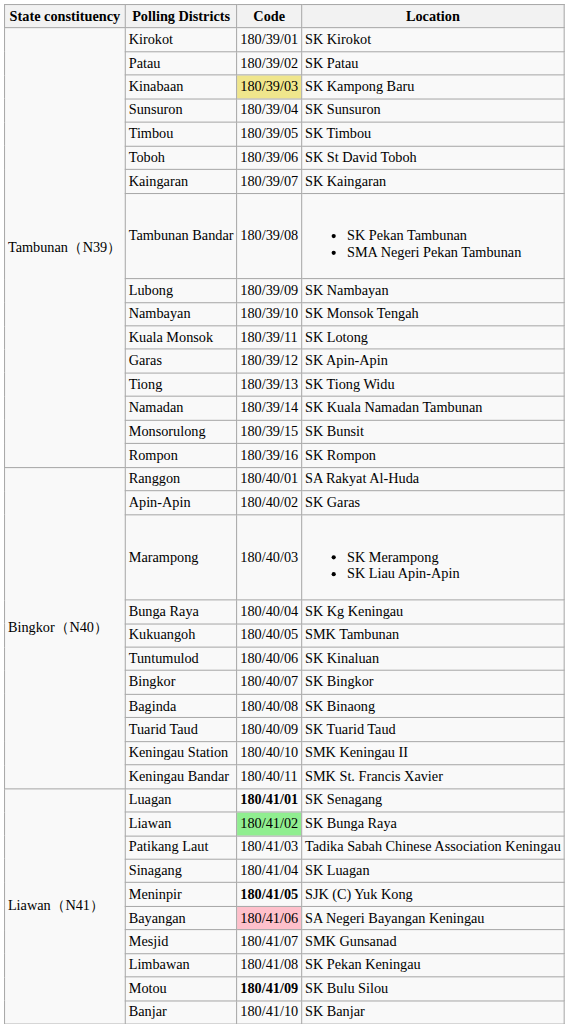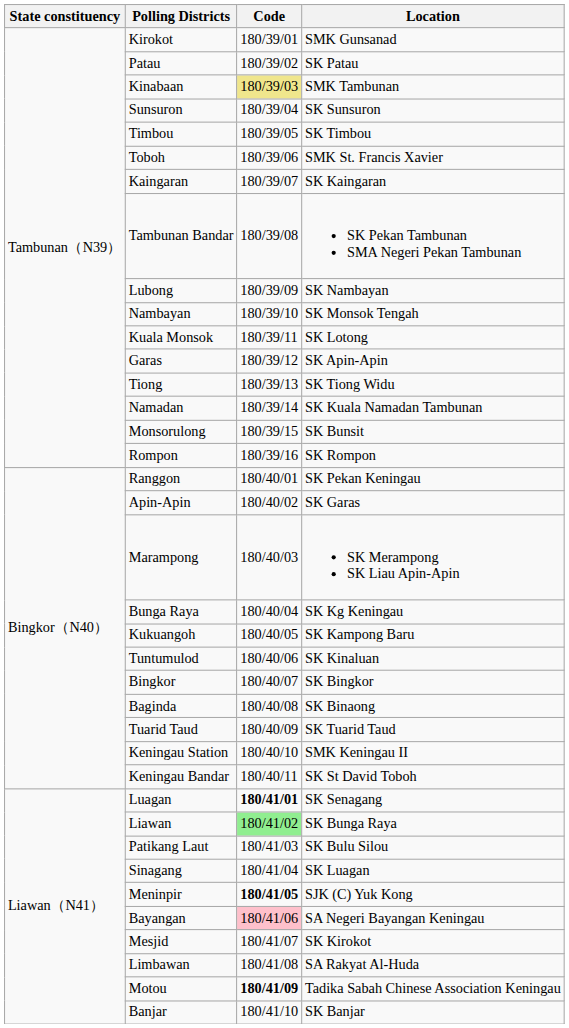(338, 39) SK Kirokot -> (351, 39) SMK Gunsanad
(360, 86) SK Kampong Baru -> (352, 86) SMK Tambunan
(361, 157) SK St David Toboh -> (374, 157) SMK St. Francis Xavier
(362, 478) SA Rakyat Al-Huda -> (363, 478) SK Pekan Keningau
(352, 634) SMK Tambunan -> (360, 634) SK Kampong Baru
(374, 776) SMK St. Francis Xavier -> (361, 776) SK St David Toboh
(433, 846) Tadika Sabah Chinese Association Keningau -> (347, 846) SK Bulu Silou
(351, 941) SMK Gunsanad -> (338, 941) SK Kirokot
(363, 964) SK Pekan Keningau -> (362, 964) SA Rakyat Al-Huda
(347, 988) SK Bulu Silou -> (433, 988) Tadika Sabah Chinese Association Keningau
